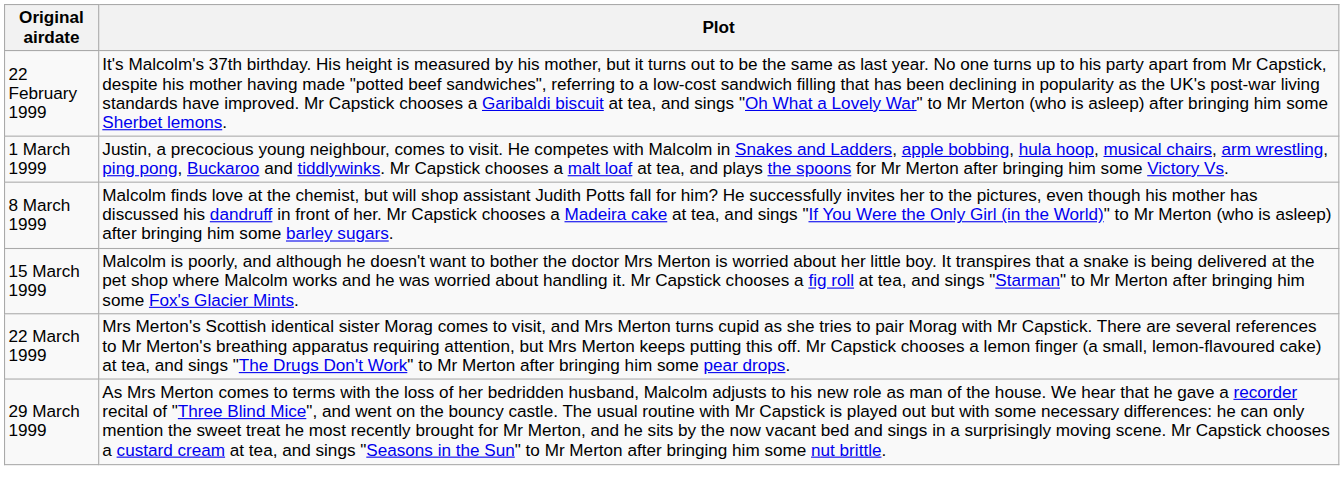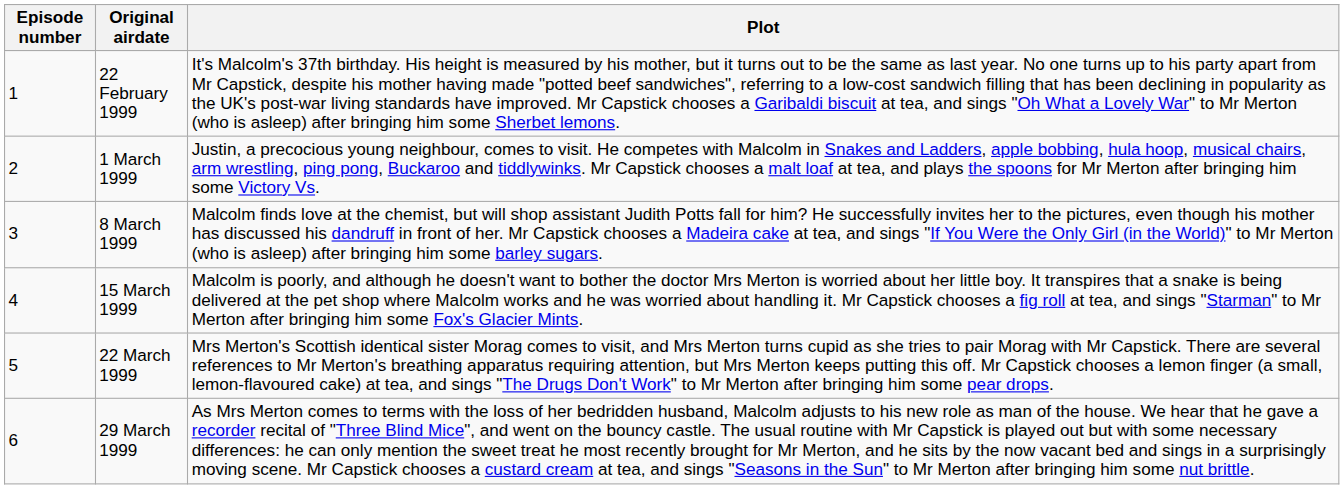+ column: (50, 27)
